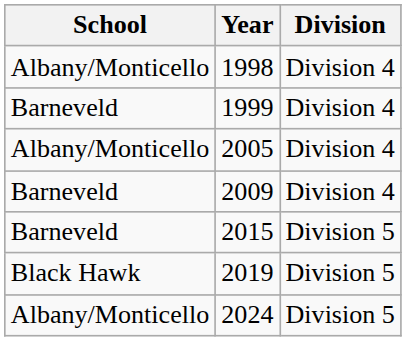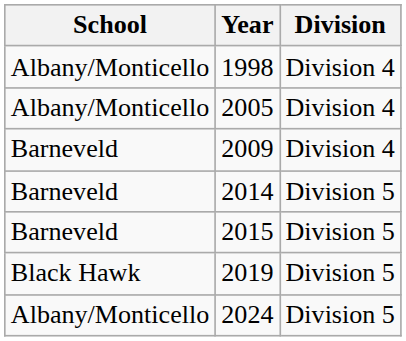- row: (247, 107)
+ row: (247, 190)
